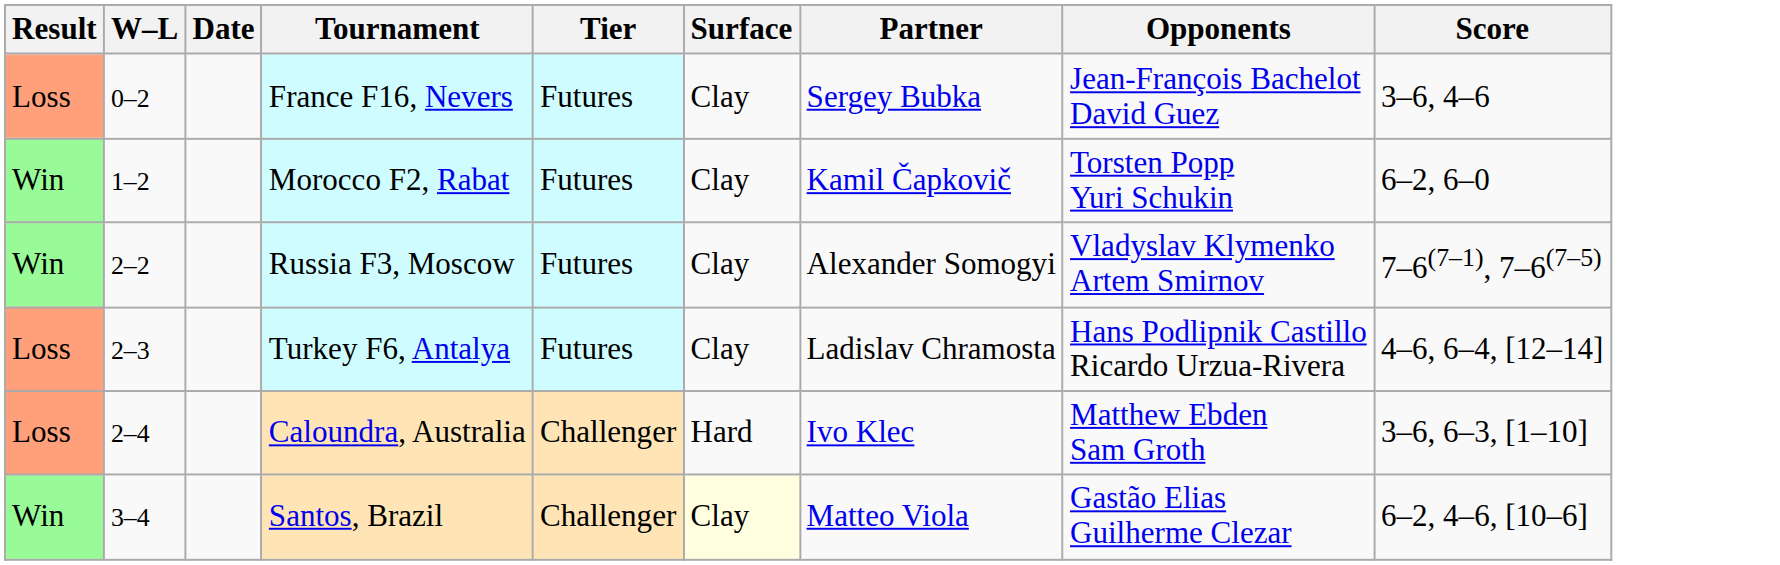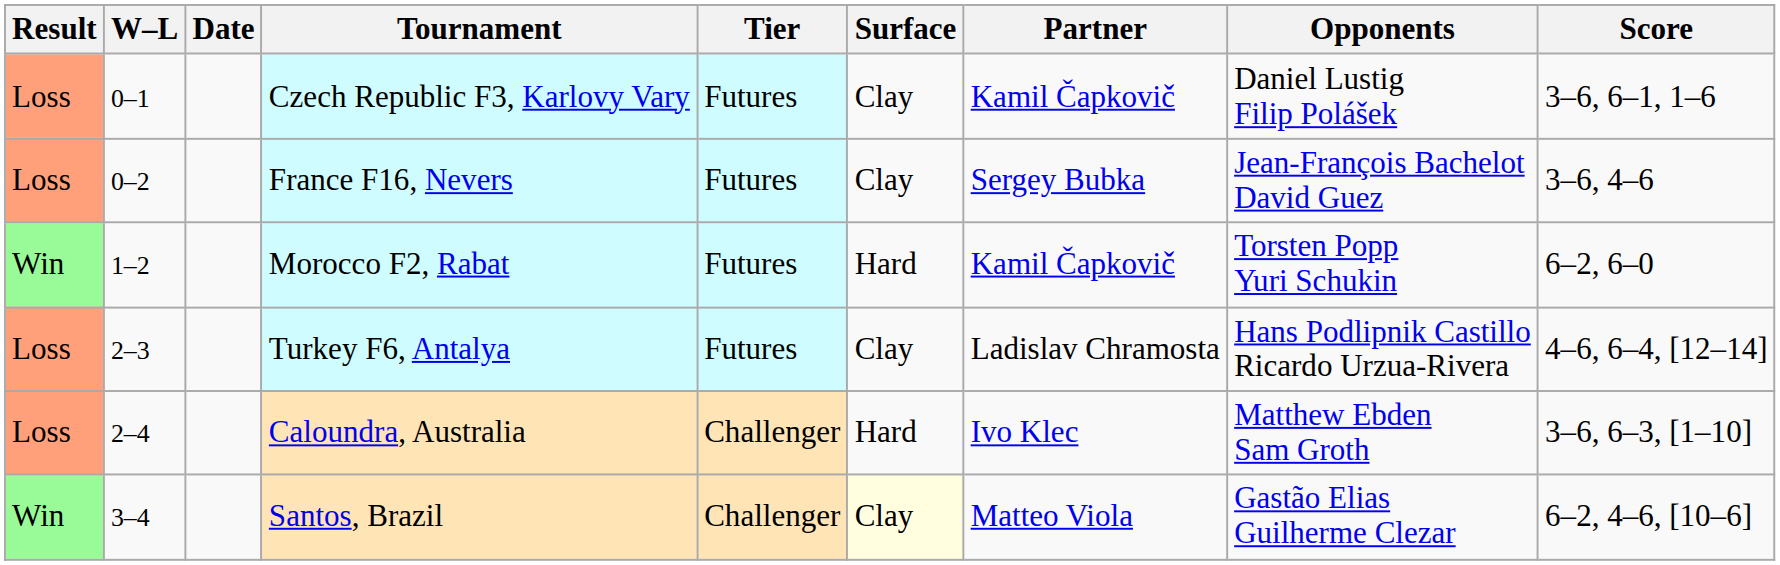+ row: (479, 95)
(720, 179) Clay -> (886, 264) Hard
- row: (392, 264)
